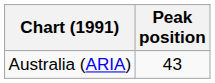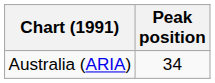(172, 64) 43 -> (172, 64) 34
